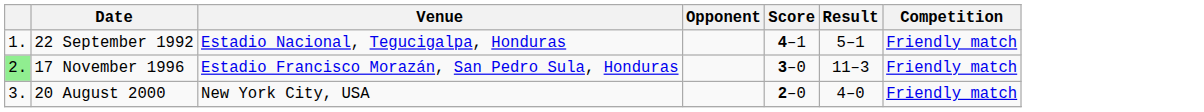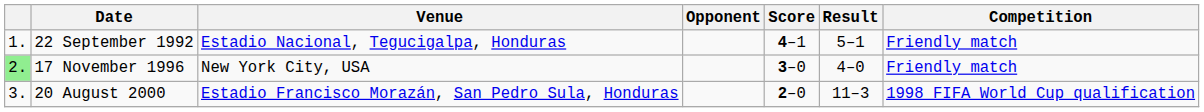(440, 68) Estadio Francisco Morazán, San Pedro Sula, Honduras -> (285, 68) New York City, USA
(851, 68) 11–3 -> (851, 68) 4–0
(285, 94) New York City, USA -> (440, 94) Estadio Francisco Morazán, San Pedro Sula, Honduras
(851, 94) 4–0 -> (851, 94) 11–3
(952, 94) Friendly match -> (1041, 94) 1998 FIFA World Cup qualification
